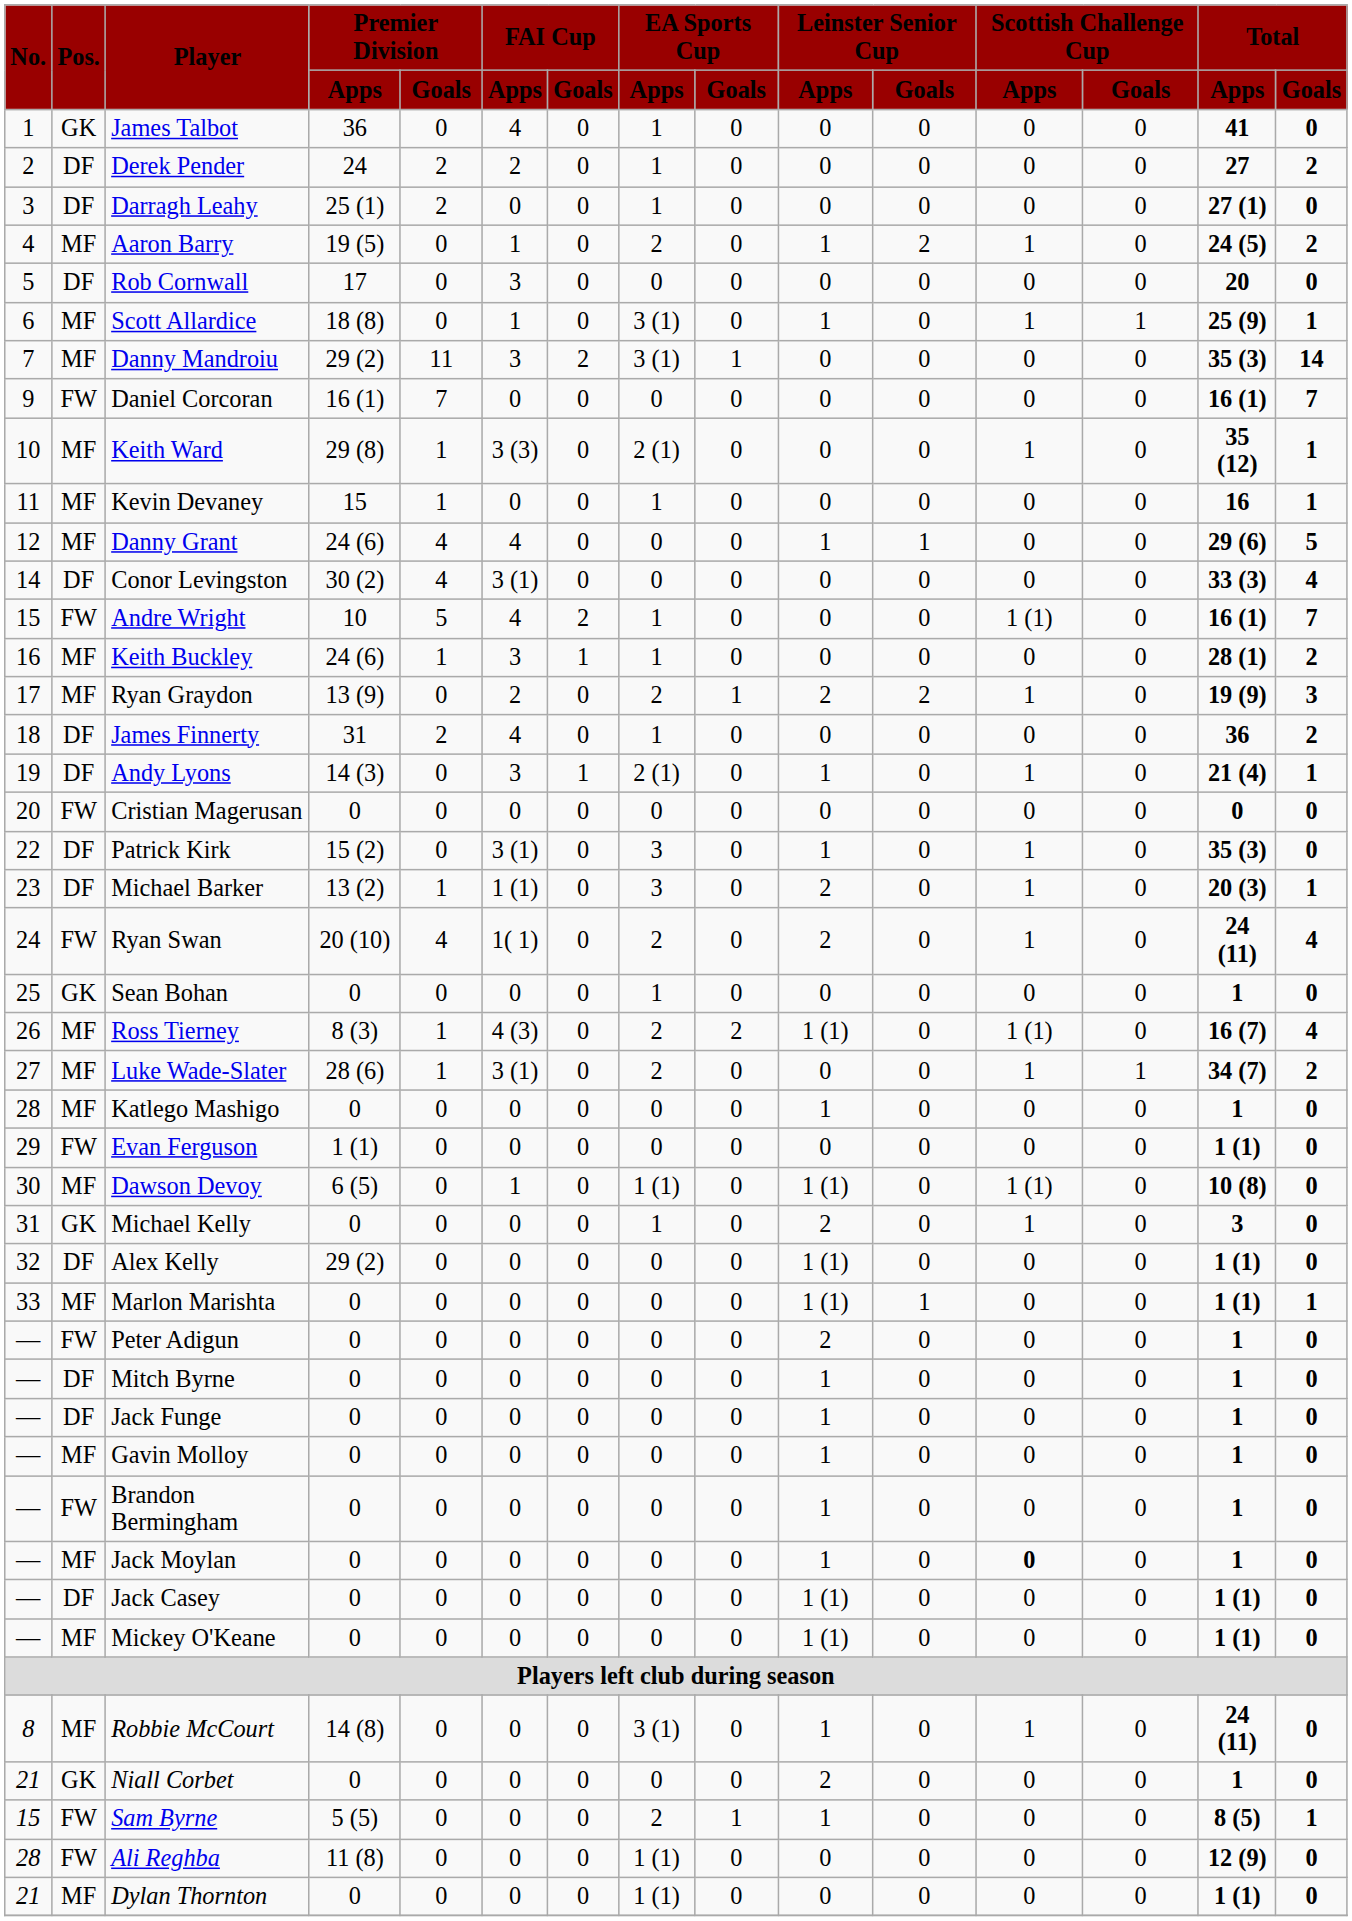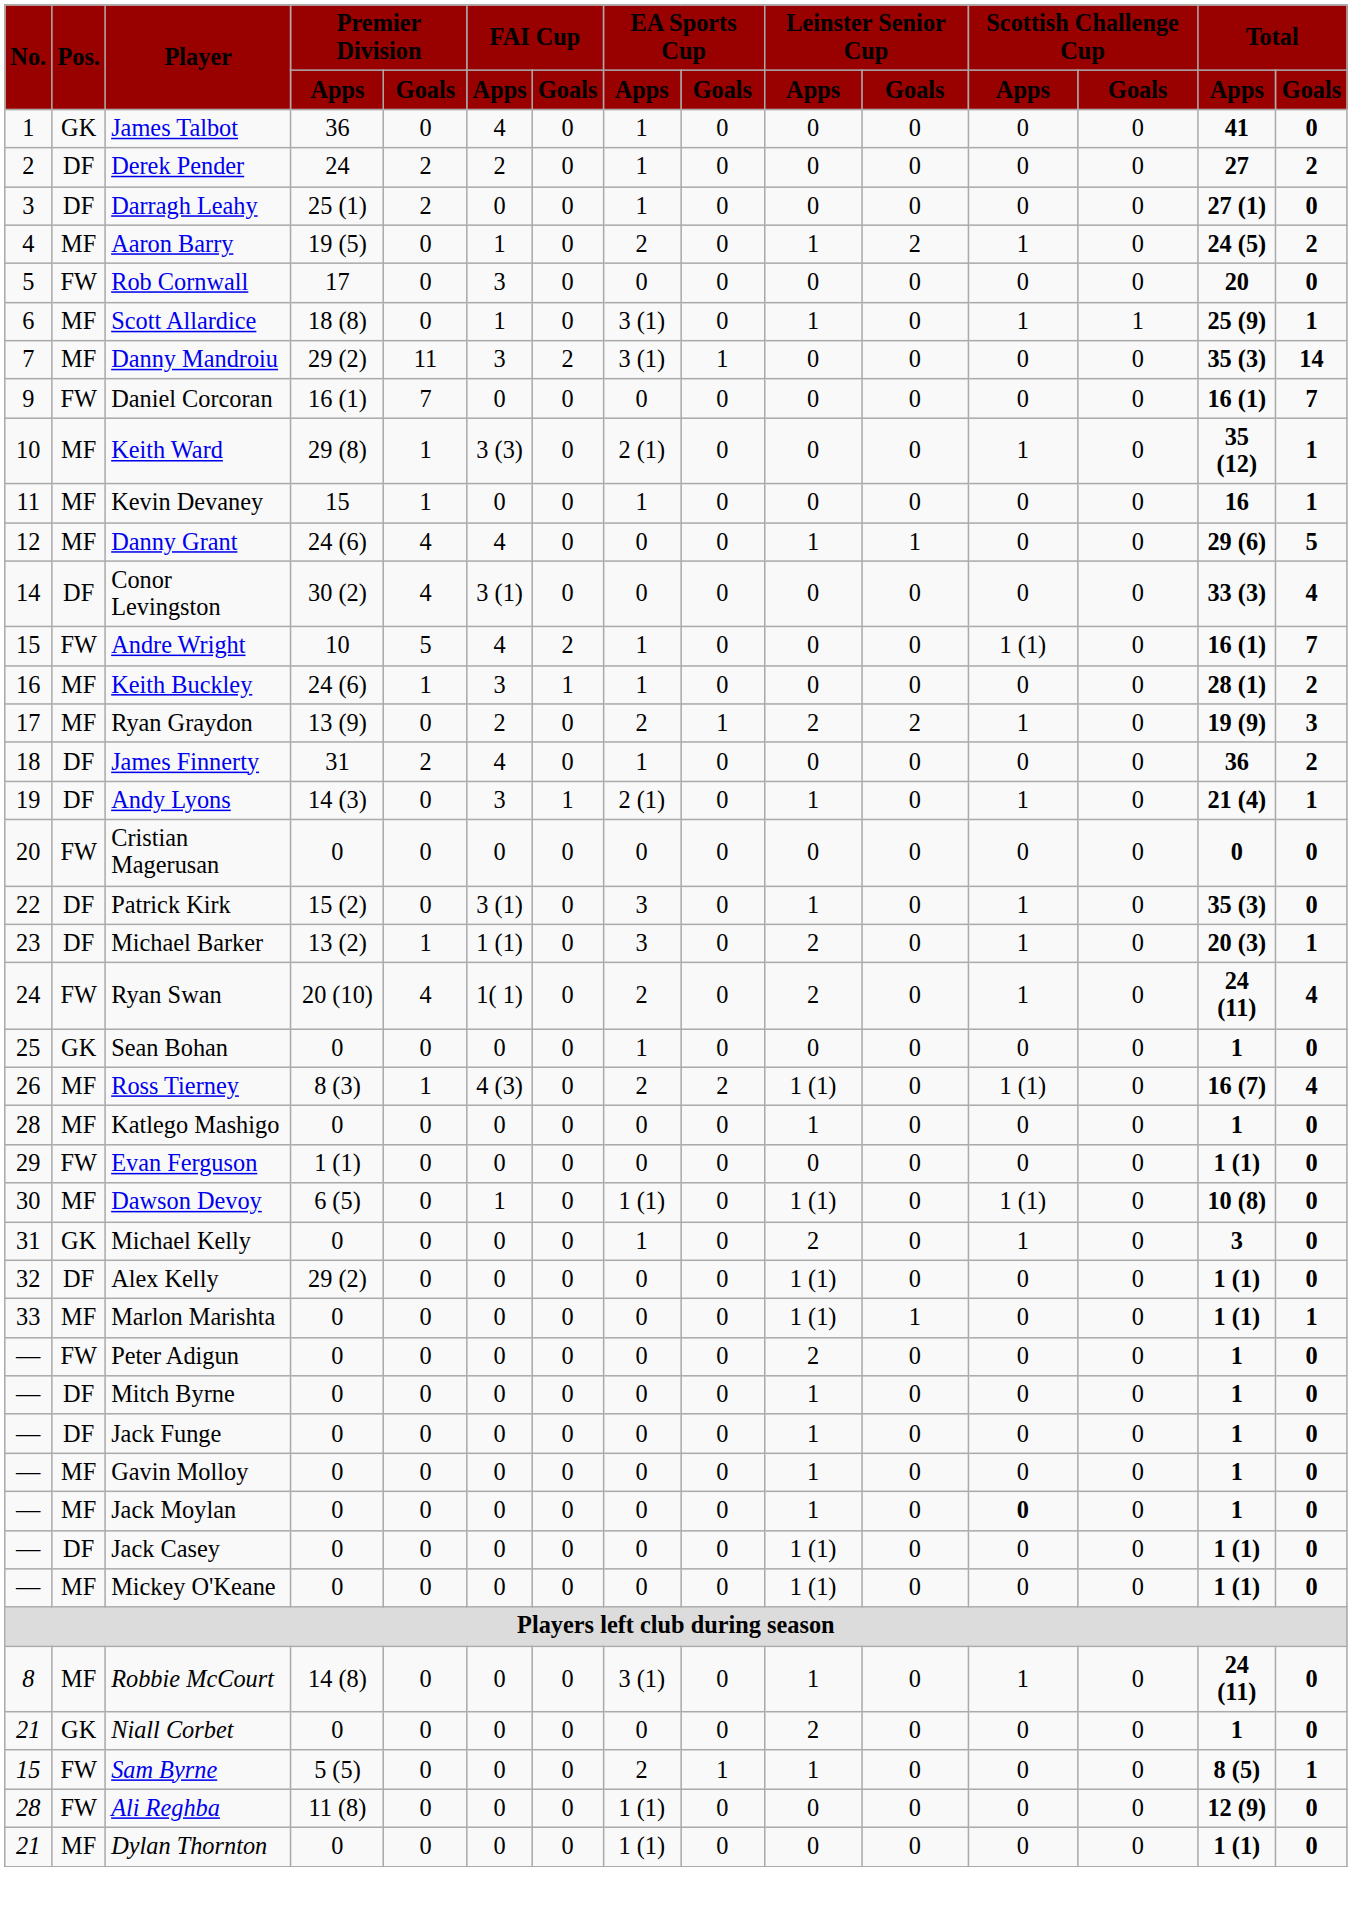(79, 282) DF -> (79, 282) FW
- row: (199, 1070)
- row: (175, 1508)
